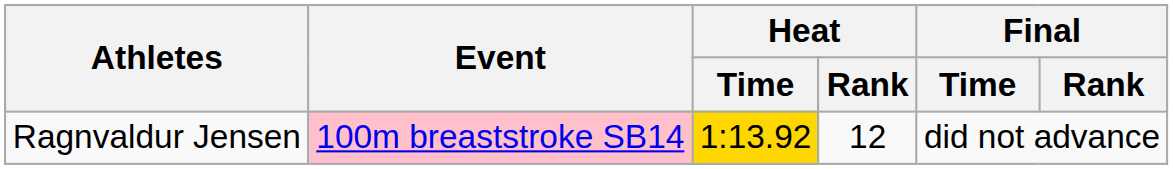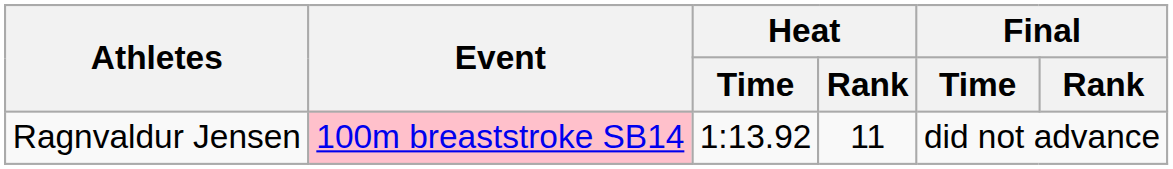(756, 137) gold background -> (756, 137) no background
(868, 137) 12 -> (868, 137) 11
